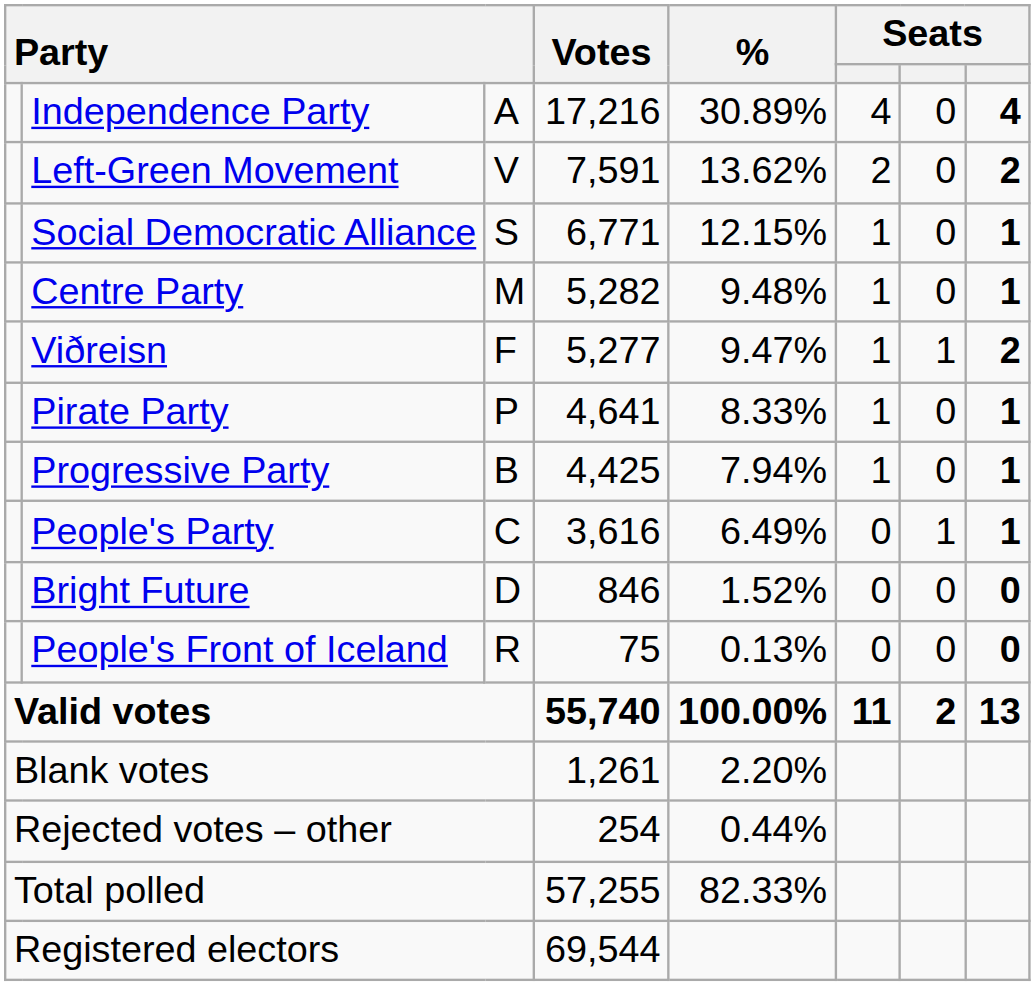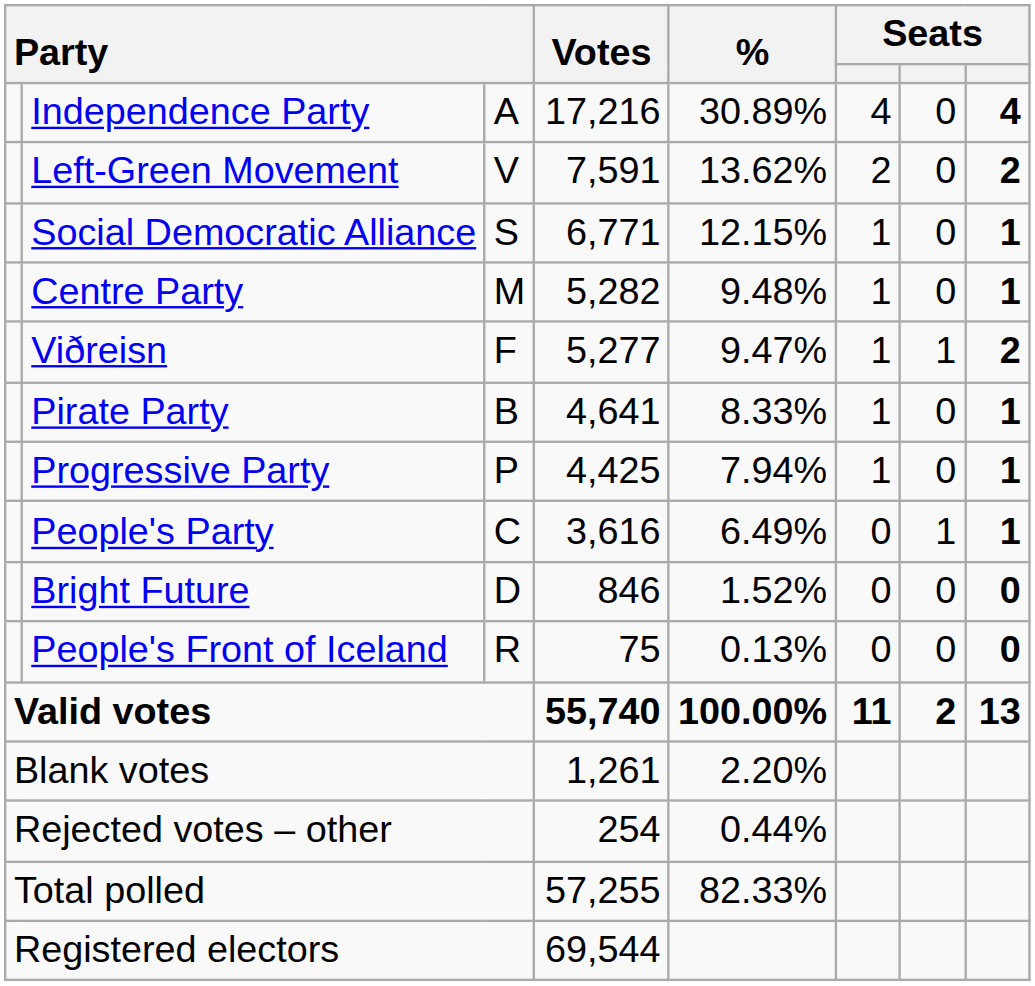(506, 411) P -> (506, 411) B
(506, 471) B -> (506, 471) P
